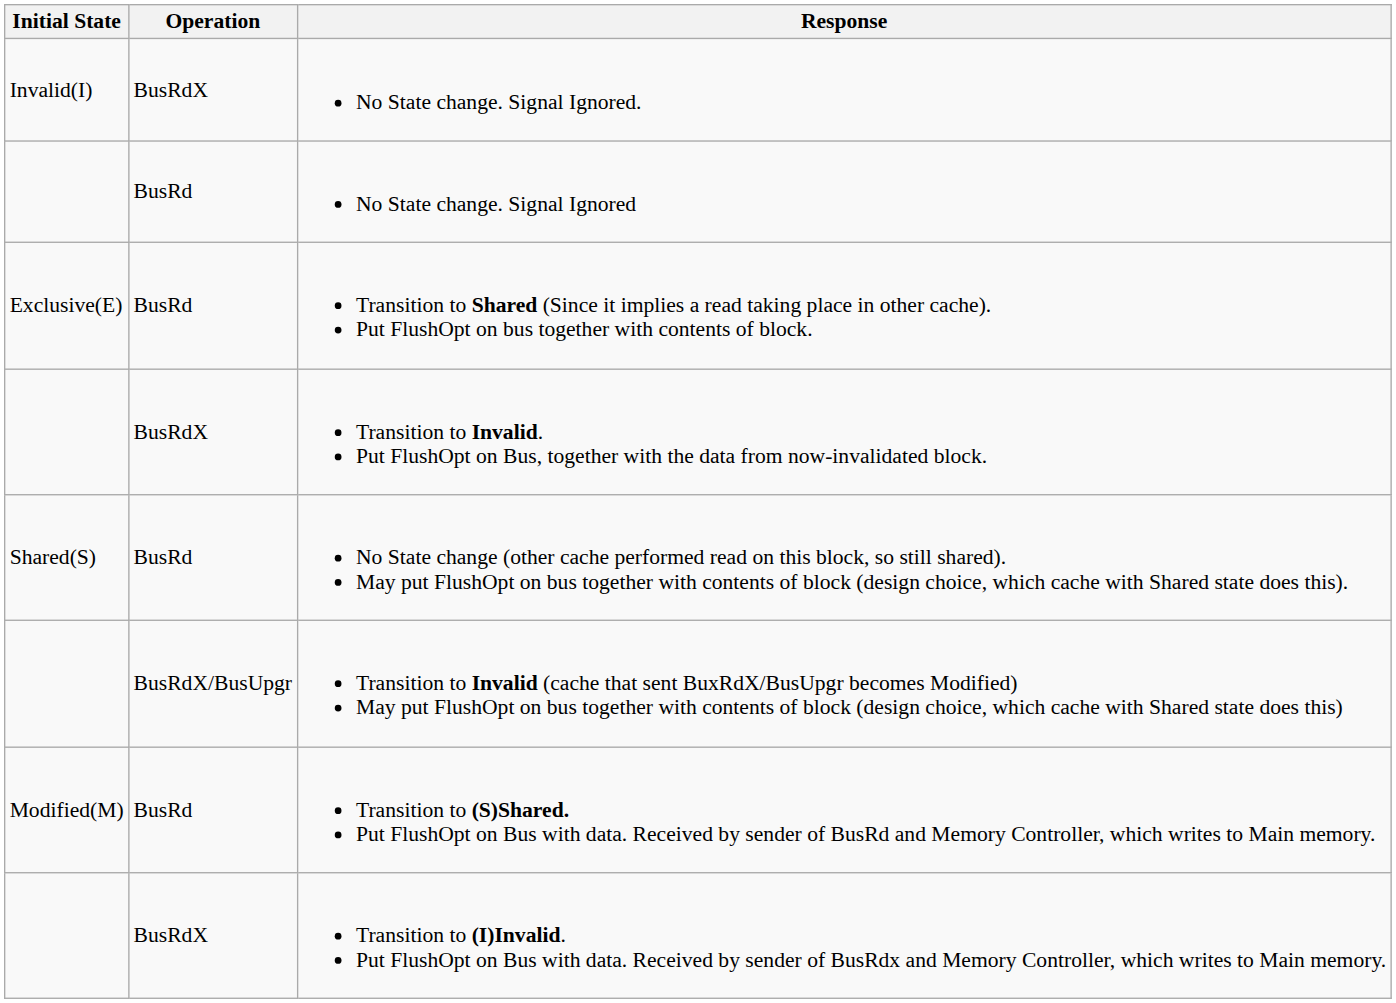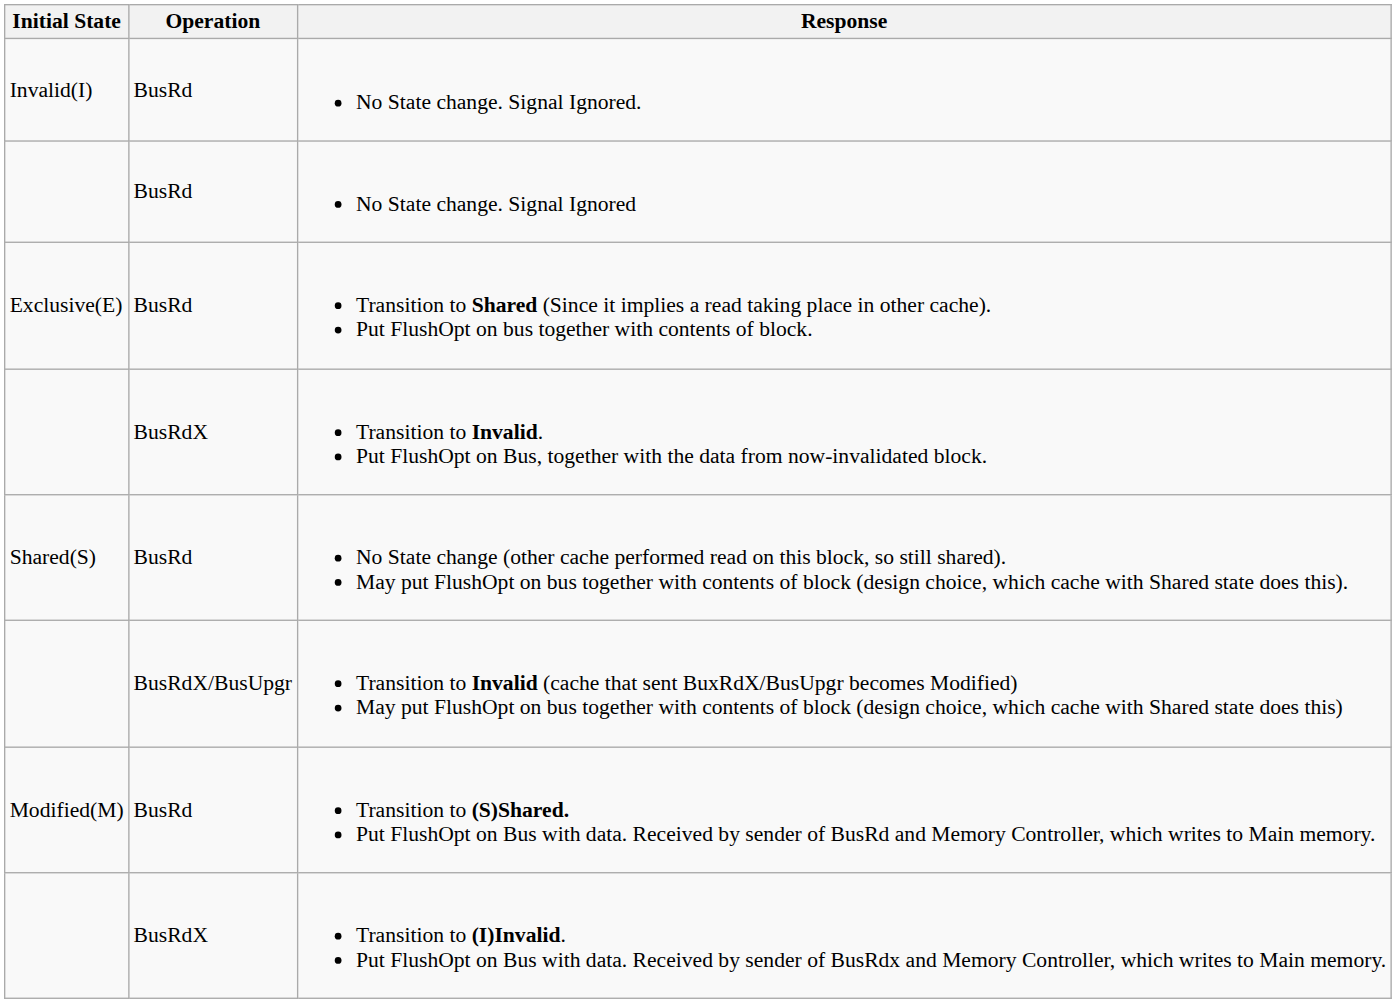(171, 89) BusRdX -> (163, 89) BusRd
